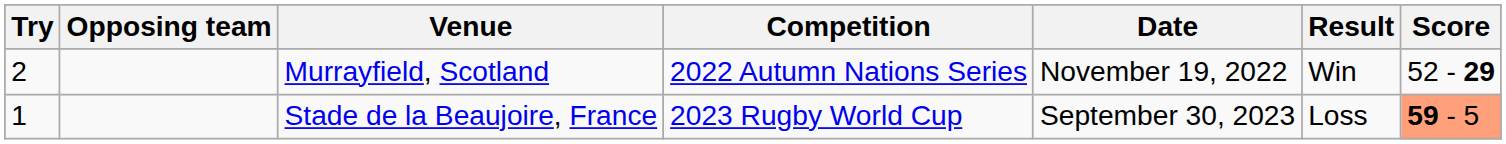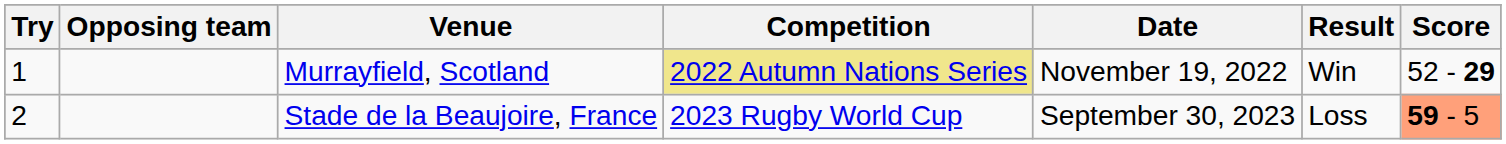(19, 71) 2 -> (19, 71) 1
(849, 71) no background -> (849, 71) khaki background
(19, 116) 1 -> (19, 116) 2
